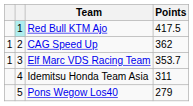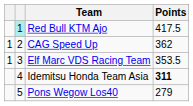(168, 61) 353.7 -> (168, 61) 353.5
(163, 77) normal -> (164, 77) bold
